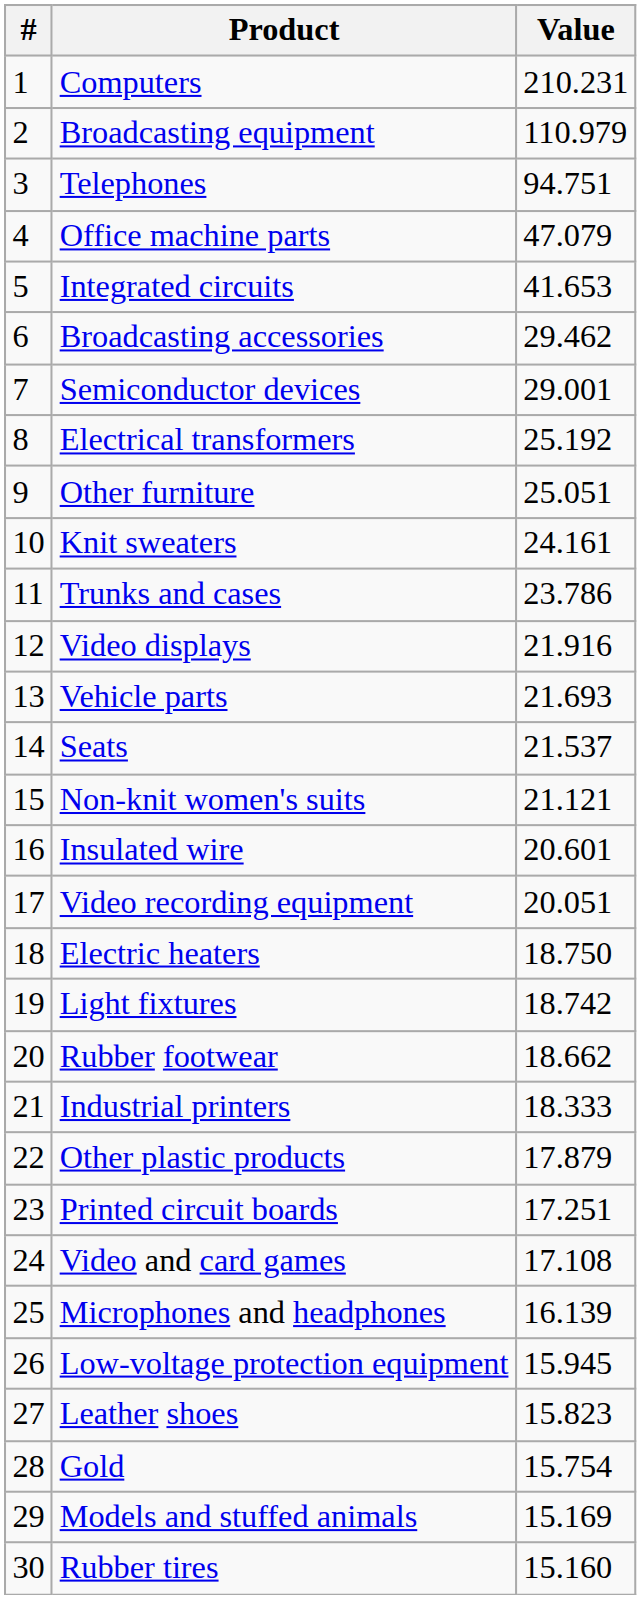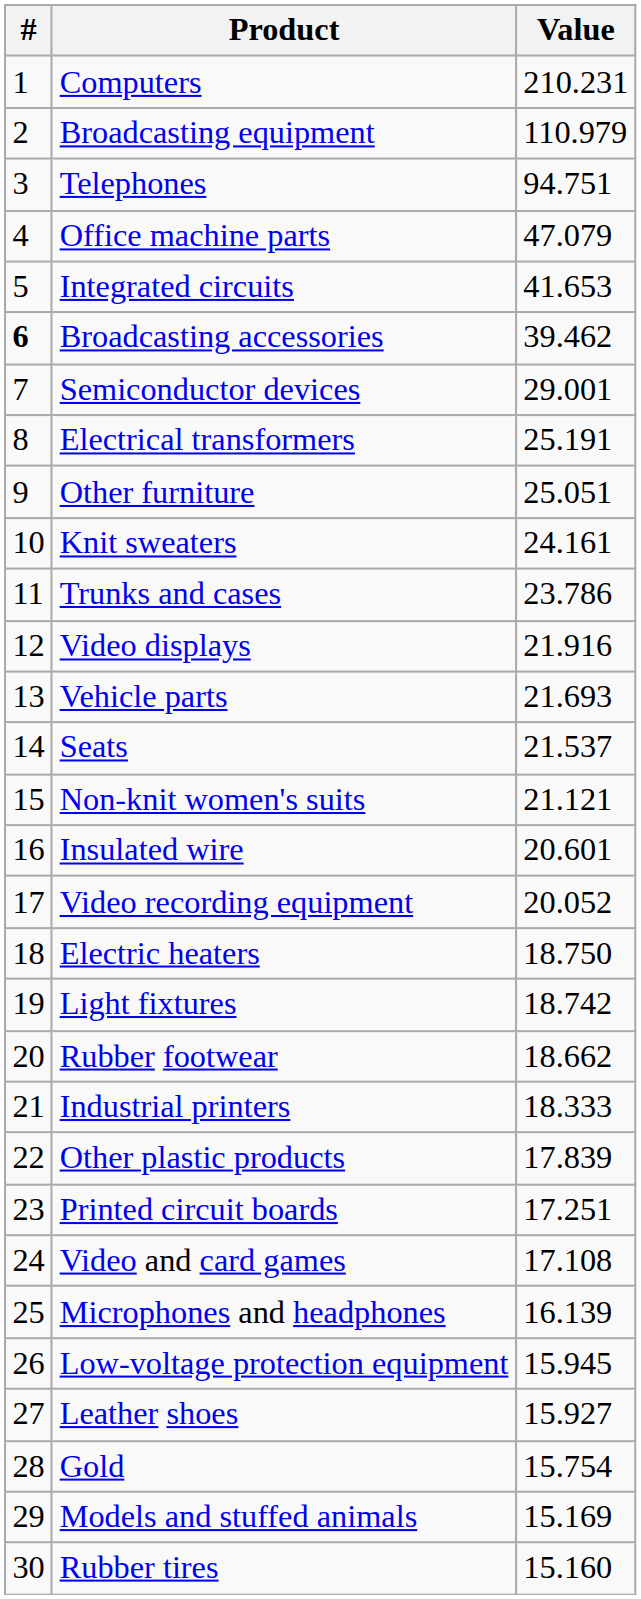(21, 337) normal -> (21, 337) bold
(568, 337) 29.462 -> (568, 337) 39.462
(568, 440) 25.192 -> (568, 440) 25.191
(568, 901) 20.051 -> (568, 901) 20.052
(568, 1157) 17.879 -> (568, 1157) 17.839
(568, 1414) 15.823 -> (568, 1414) 15.927
